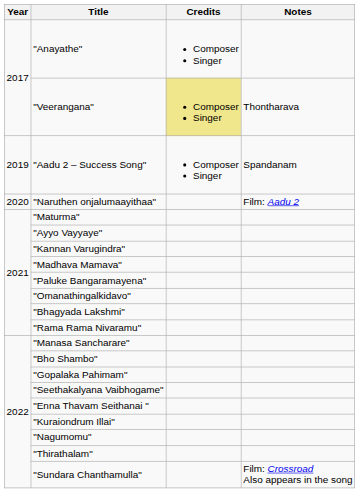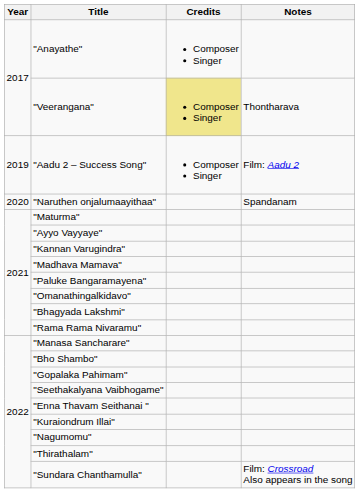(270, 164) Spandanam -> (271, 164) Film: Aadu 2
(271, 201) Film: Aadu 2 -> (270, 201) Spandanam
